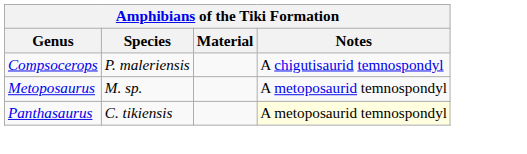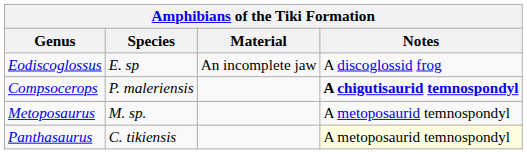+ row: (55, 64)
(352, 64) normal -> (421, 88) bold
